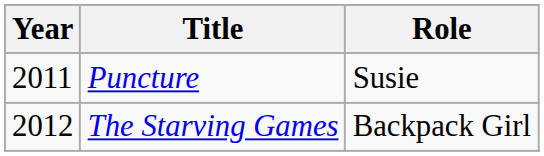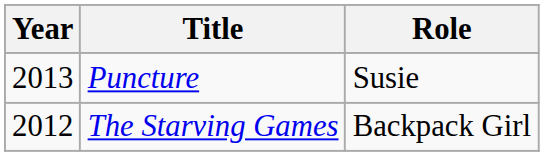(42, 77) 2011 -> (43, 77) 2013
